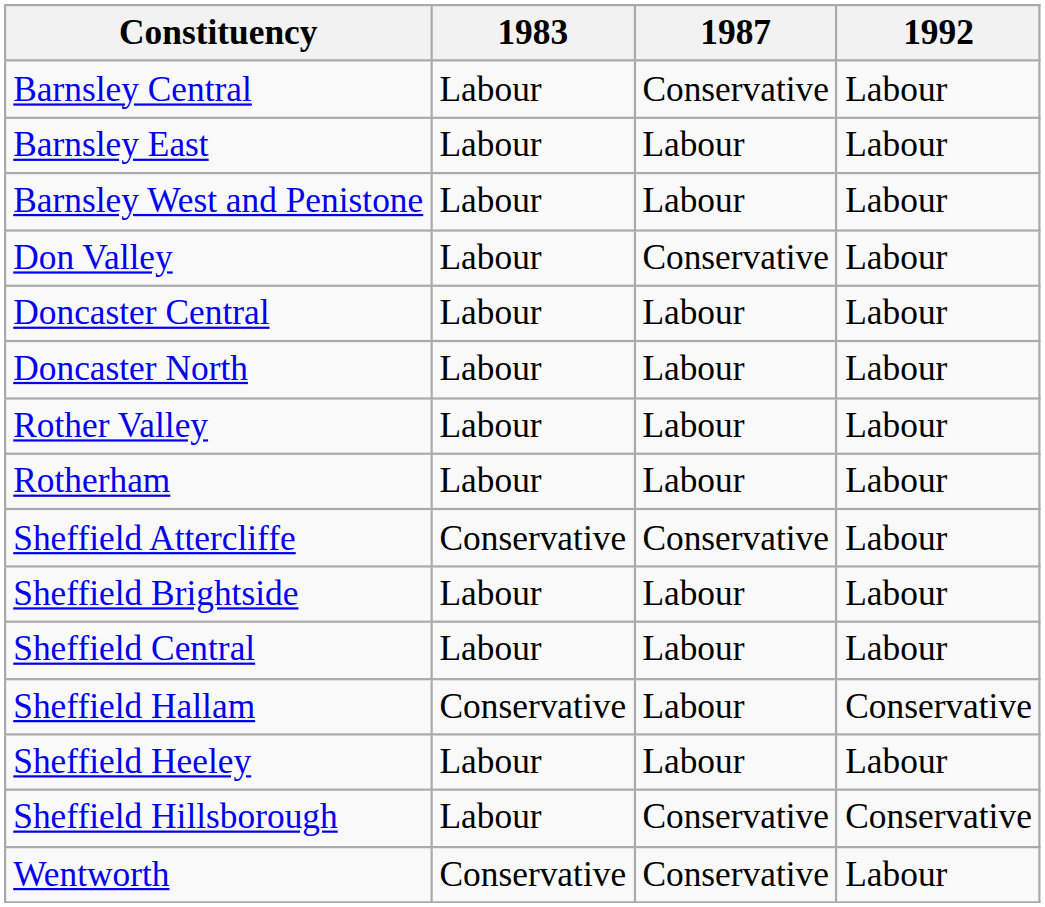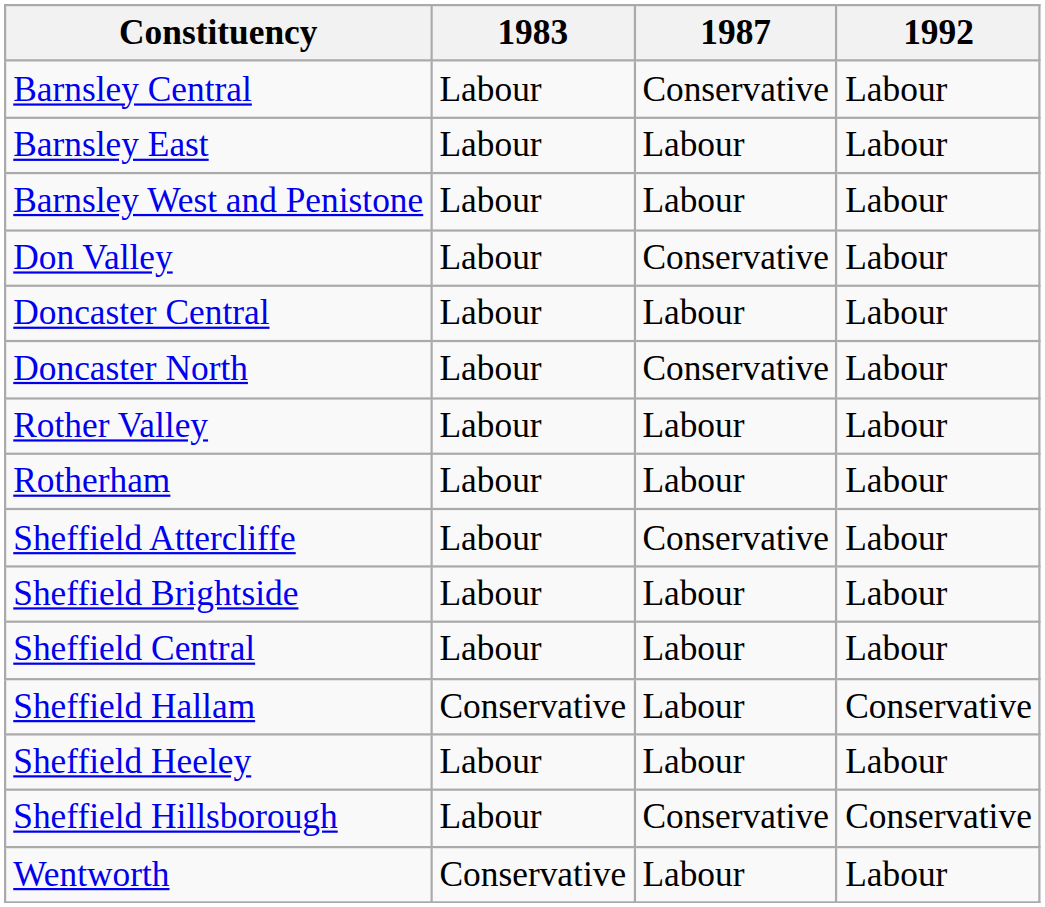(693, 369) Labour -> (736, 369) Conservative
(533, 537) Conservative -> (491, 537) Labour
(736, 873) Conservative -> (693, 873) Labour
